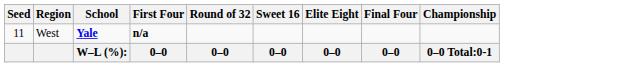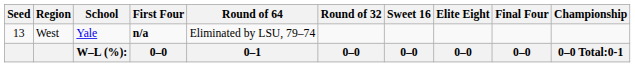+ column: (252, 14)
(19, 33) 11 -> (19, 33) 13
(87, 33) bold -> (87, 33) normal
